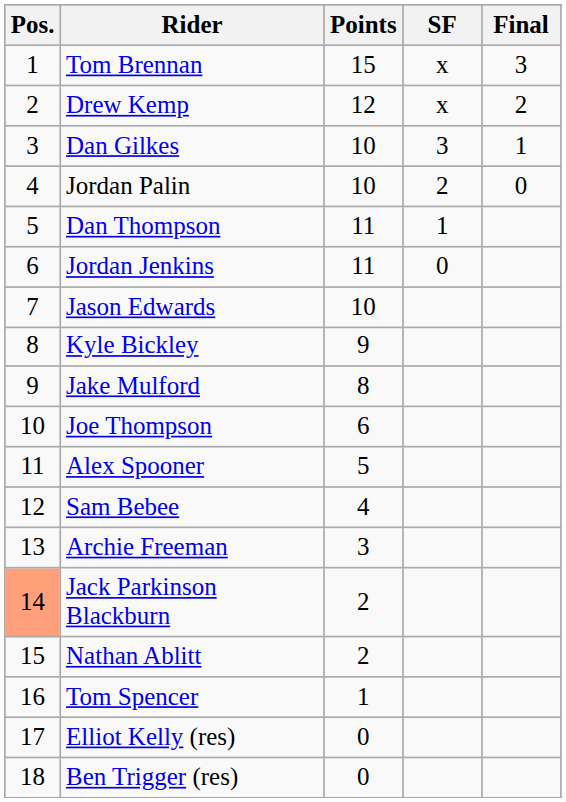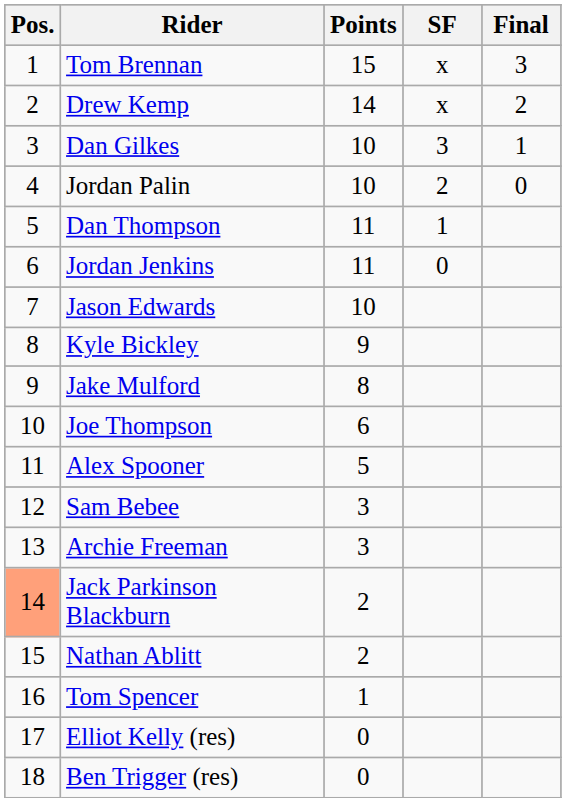(363, 104) 12 -> (363, 104) 14
(363, 507) 4 -> (363, 507) 3
